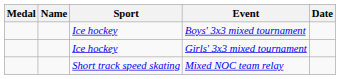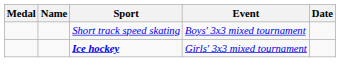(95, 31) Ice hockey -> (126, 31) Short track speed skating
(95, 48) normal -> (96, 48) bold
- row: (234, 66)
